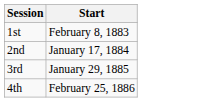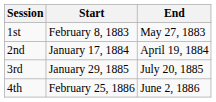+ column: (174, 13)
